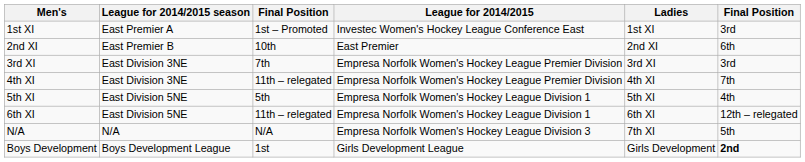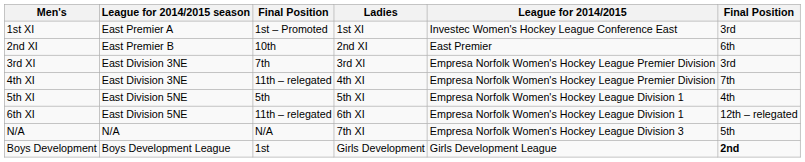columns swapped: (671, 13) <-> (479, 13)
